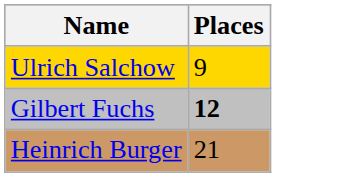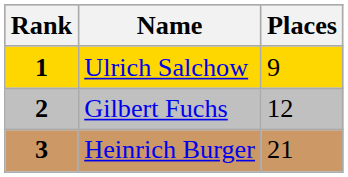+ column: (42, 25)
(207, 108) bold -> (280, 108) normal
